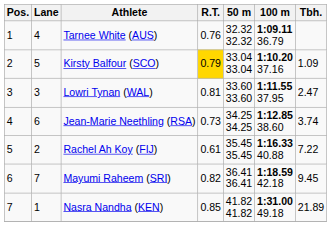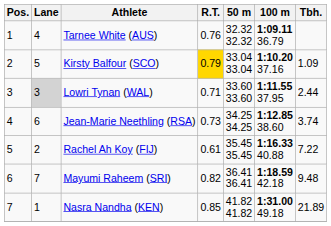(37, 92) no background -> (37, 92) lightgrey background
(211, 92) 0.81 -> (211, 92) 0.71
(308, 92) 2.47 -> (308, 92) 2.44
(308, 178) 9.45 -> (308, 178) 9.48
